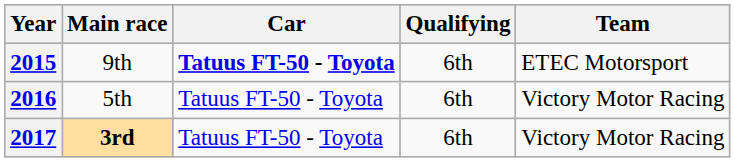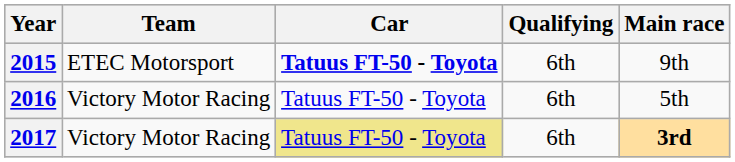columns swapped: (623, 23) <-> (117, 23)
(281, 137) no background -> (383, 137) khaki background
